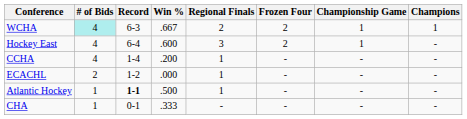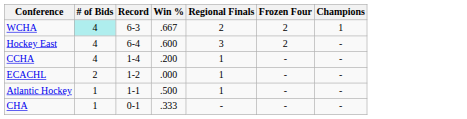- column: (361, 12)
(133, 91) bold -> (133, 91) normal
